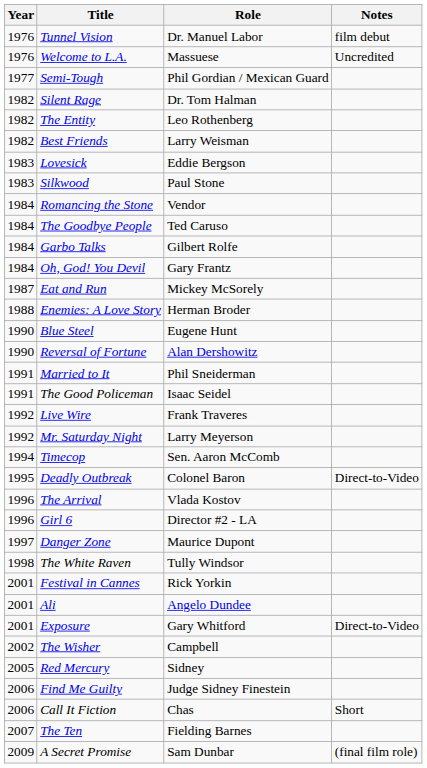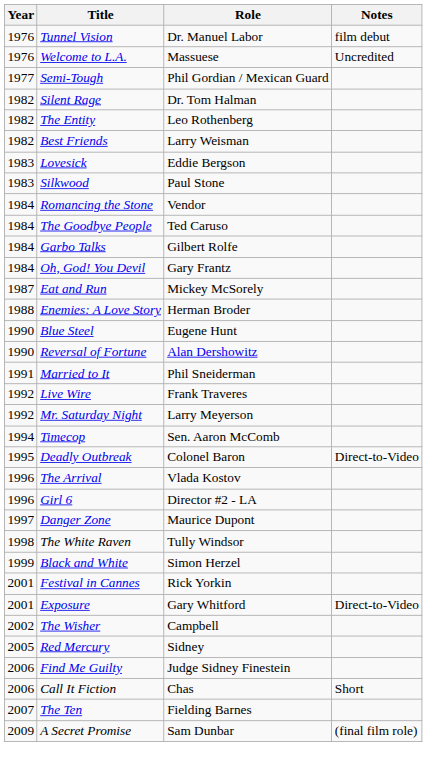- row: (97, 394)
+ row: (84, 562)
- row: (48, 604)
